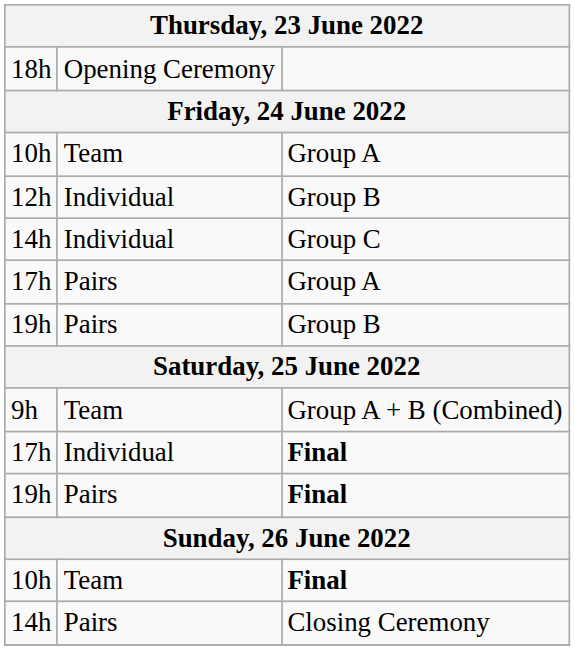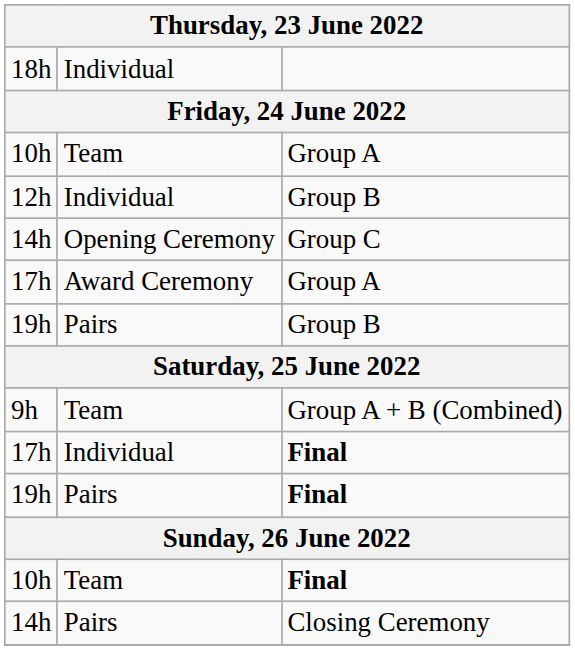(169, 68) Opening Ceremony -> (119, 68) Individual
(119, 238) Individual -> (169, 238) Opening Ceremony
(91, 281) Pairs -> (158, 281) Award Ceremony
